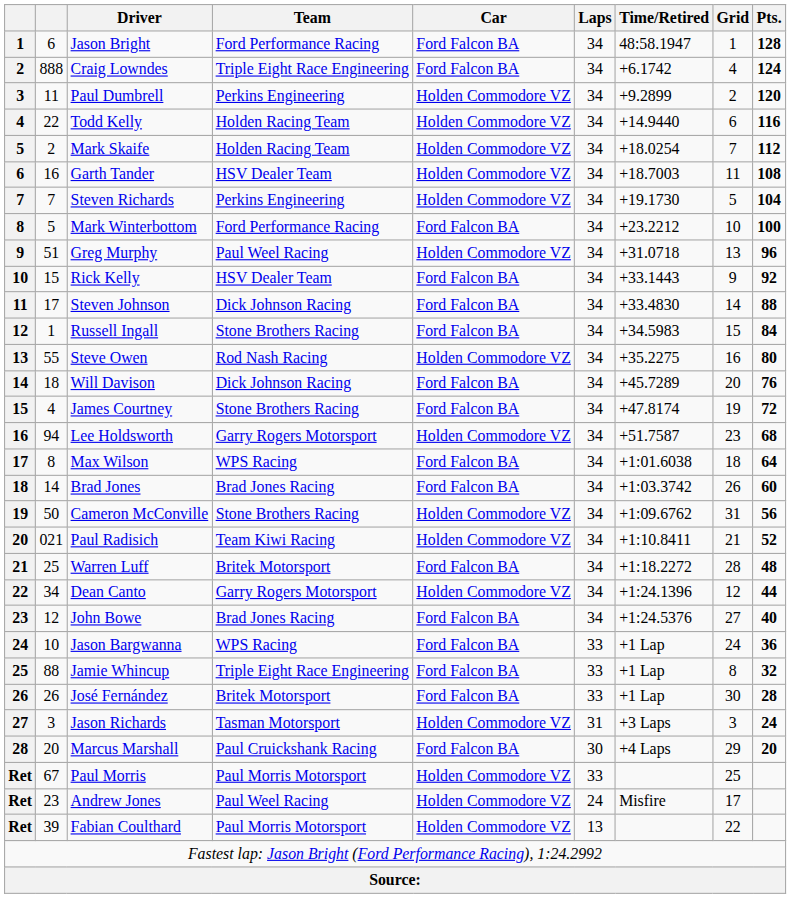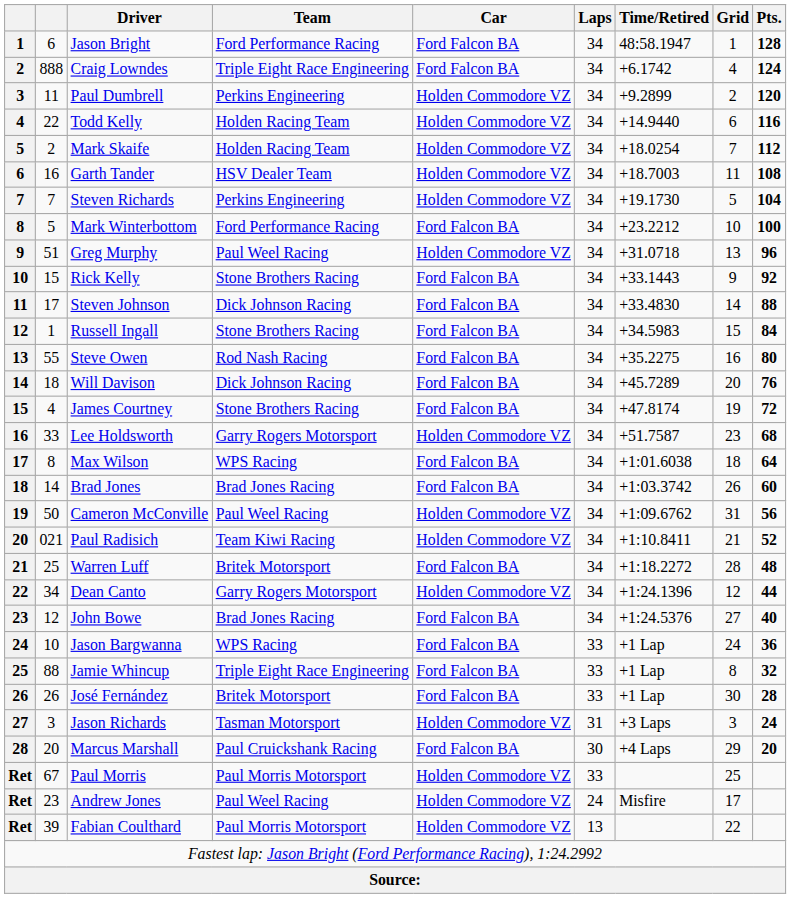(274, 279) HSV Dealer Team -> (287, 279) Stone Brothers Racing
(494, 357) Holden Commodore VZ -> (468, 357) Ford Falcon BA
(51, 435) 94 -> (51, 435) 33
(287, 514) Stone Brothers Racing -> (272, 514) Paul Weel Racing
